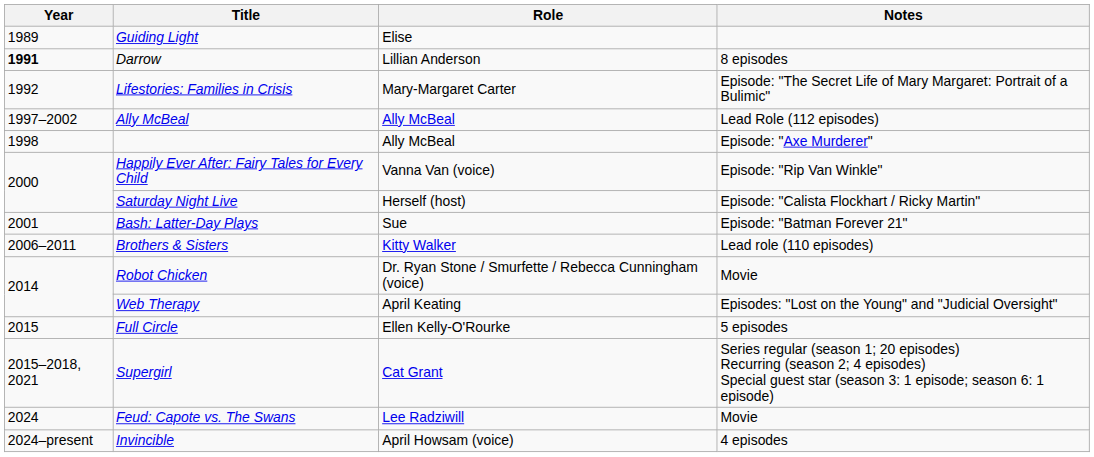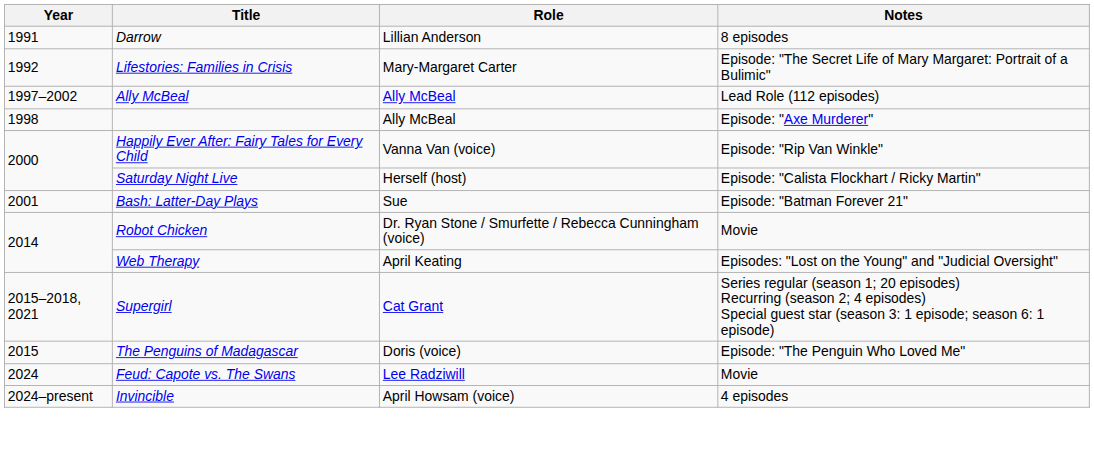- row: (157, 37)
(23, 59) bold -> (23, 37) normal
- row: (172, 245)
- row: (147, 327)
+ row: (207, 352)
